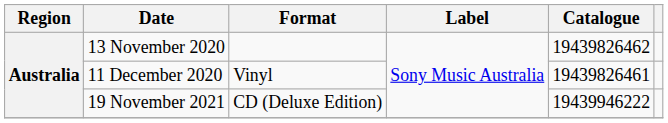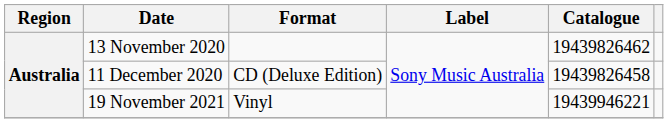(253, 74) Vinyl -> (308, 74) CD (Deluxe Edition)
(601, 74) 19439826461 -> (601, 74) 19439826458
(308, 103) CD (Deluxe Edition) -> (253, 103) Vinyl
(601, 103) 19439946222 -> (601, 103) 19439946221
